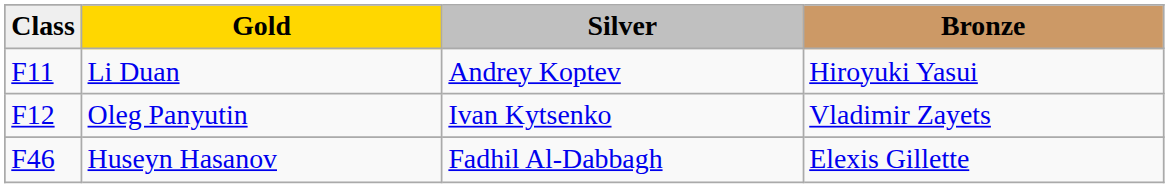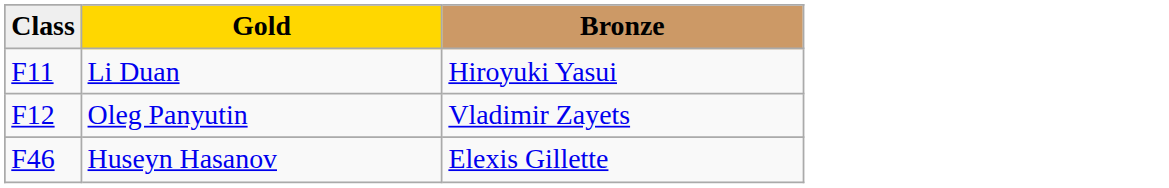- column: (622, 26)
